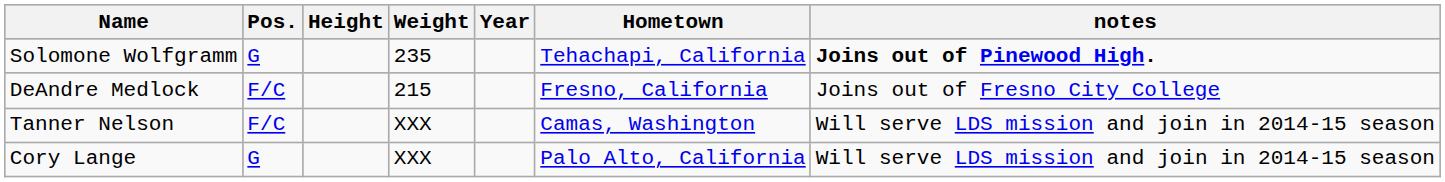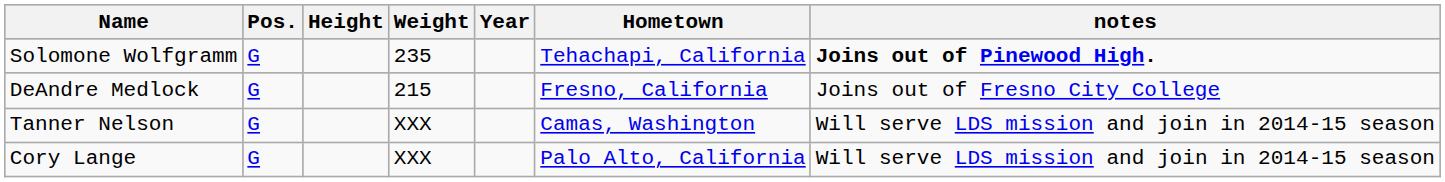(266, 91) F/C -> (254, 91) G
(266, 125) F/C -> (254, 125) G
